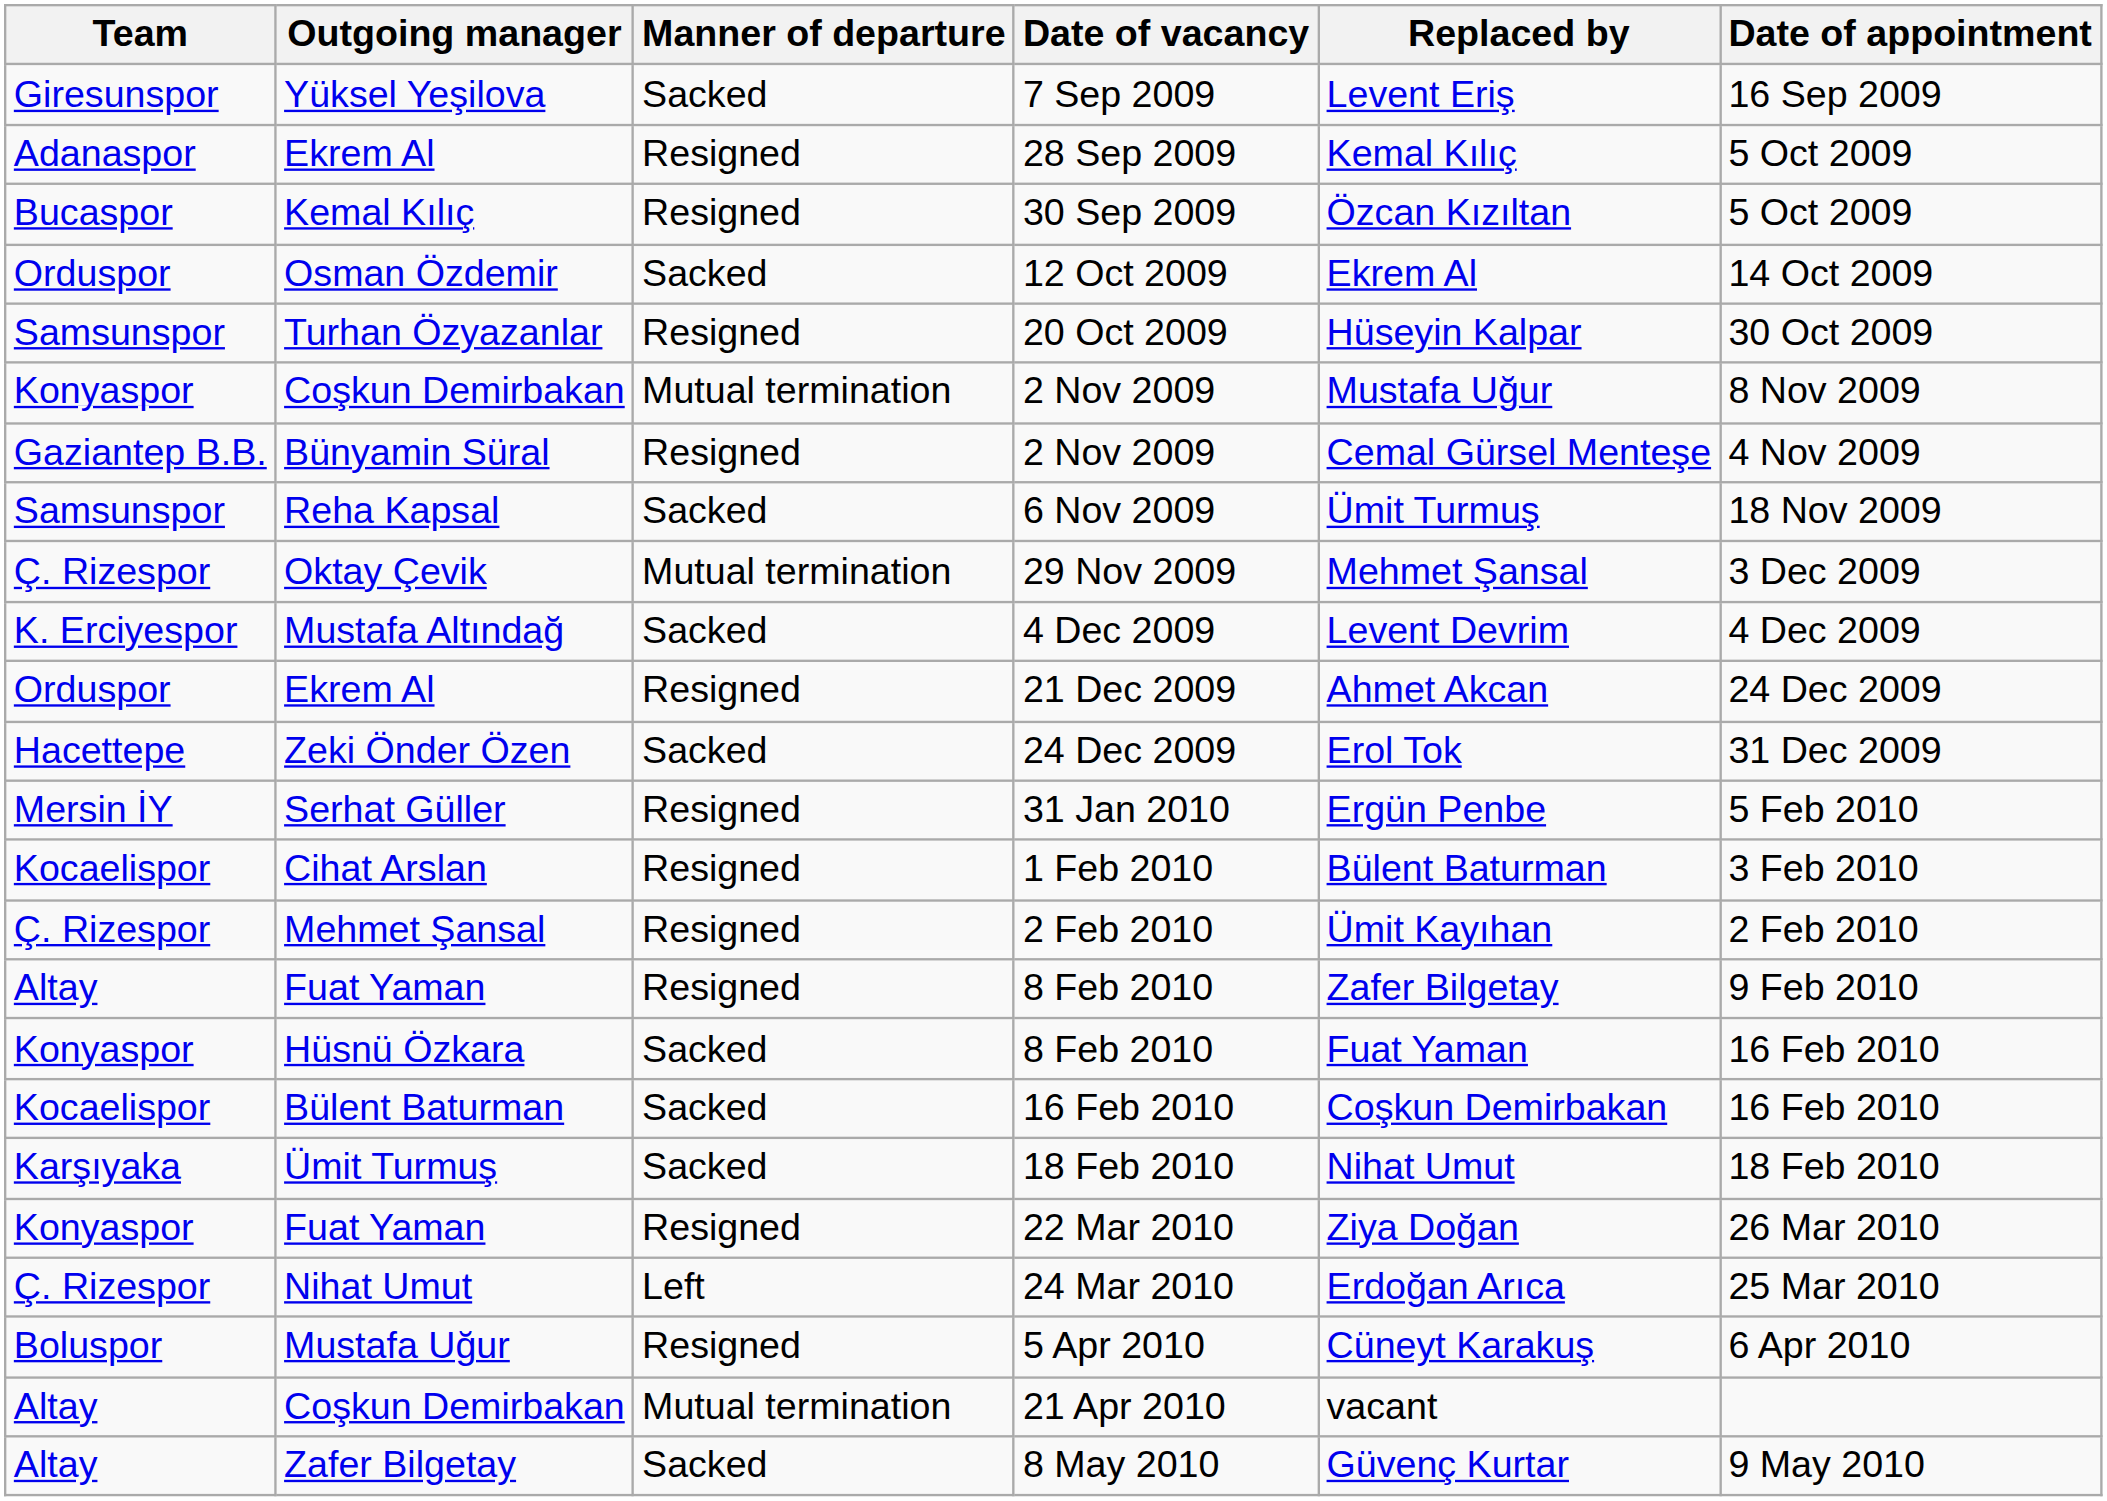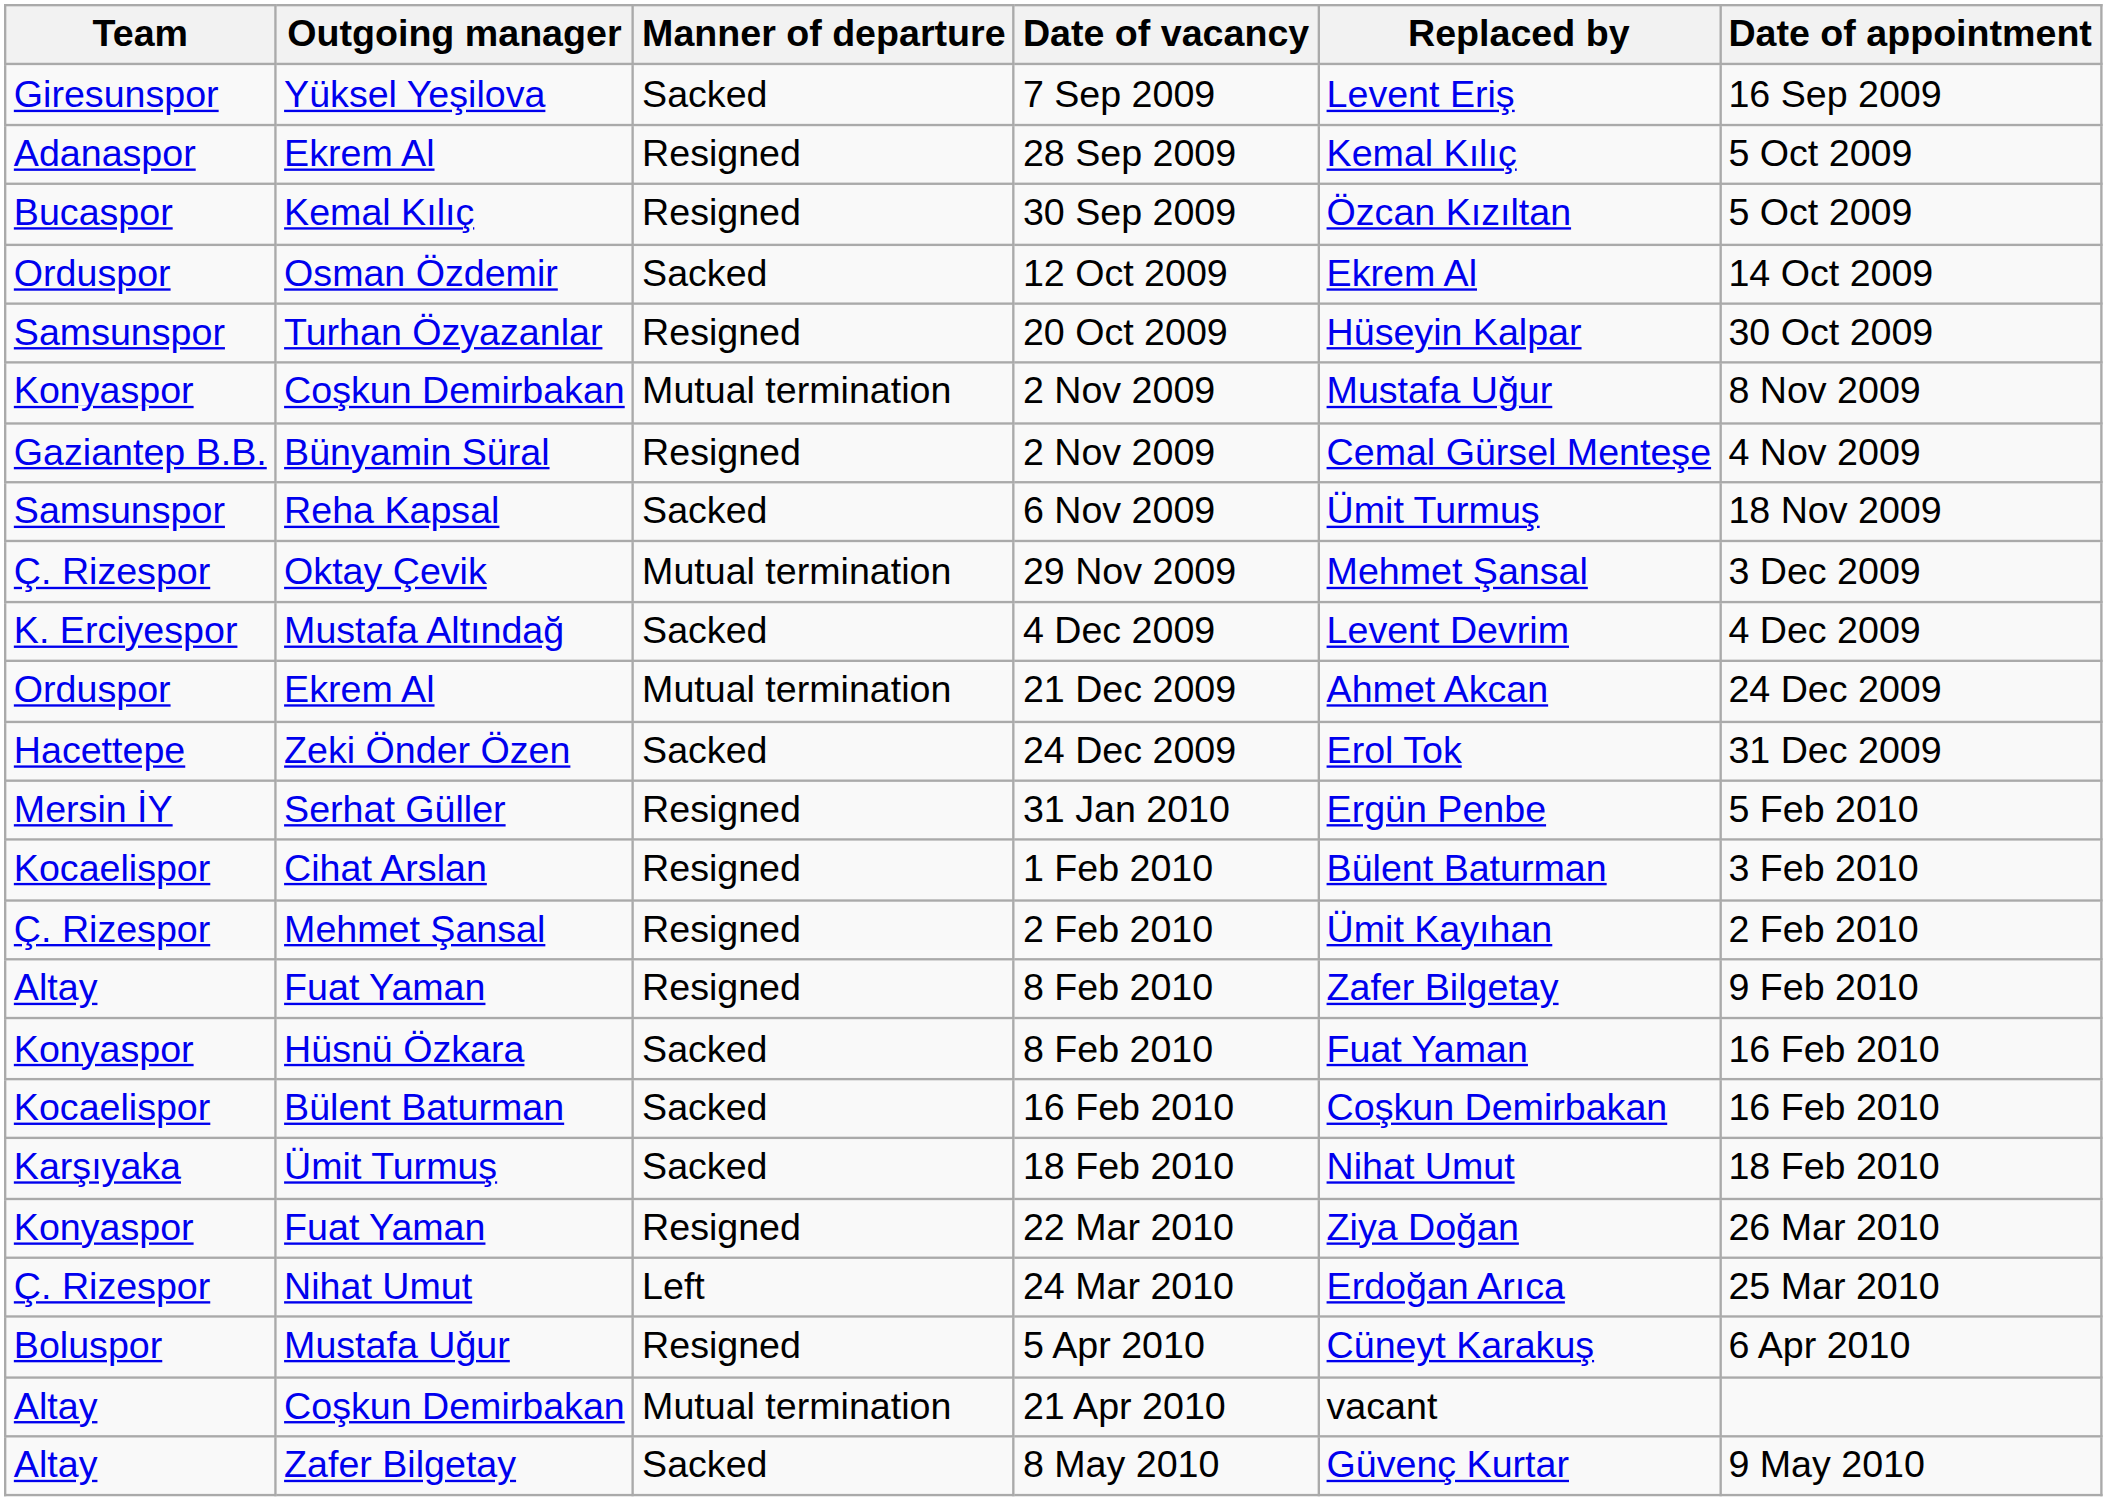(722, 690) Resigned -> (797, 690) Mutual termination
